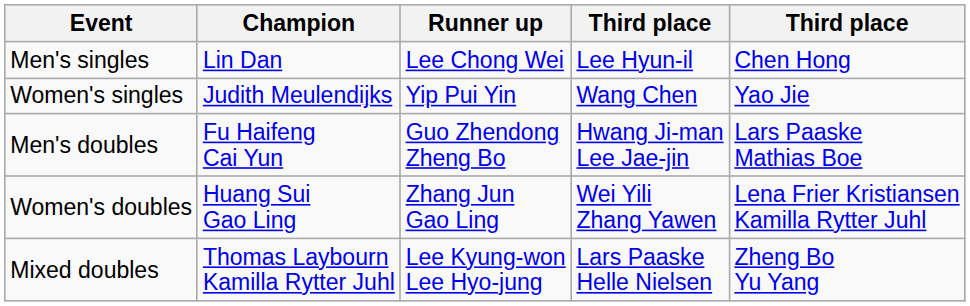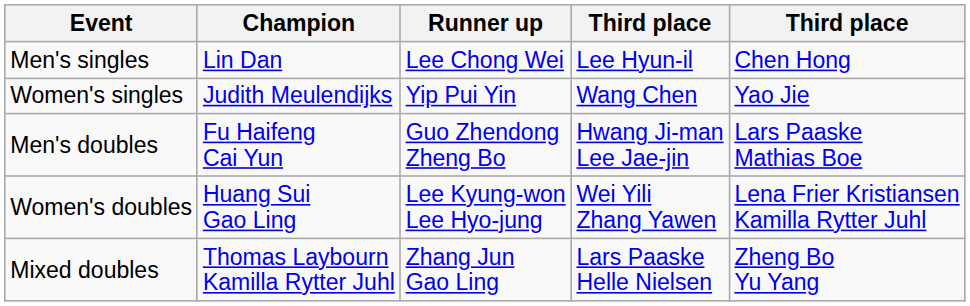(460, 207) Zhang Jun Gao Ling -> (486, 207) Lee Kyung-won Lee Hyo-jung
(486, 269) Lee Kyung-won Lee Hyo-jung -> (460, 269) Zhang Jun Gao Ling
